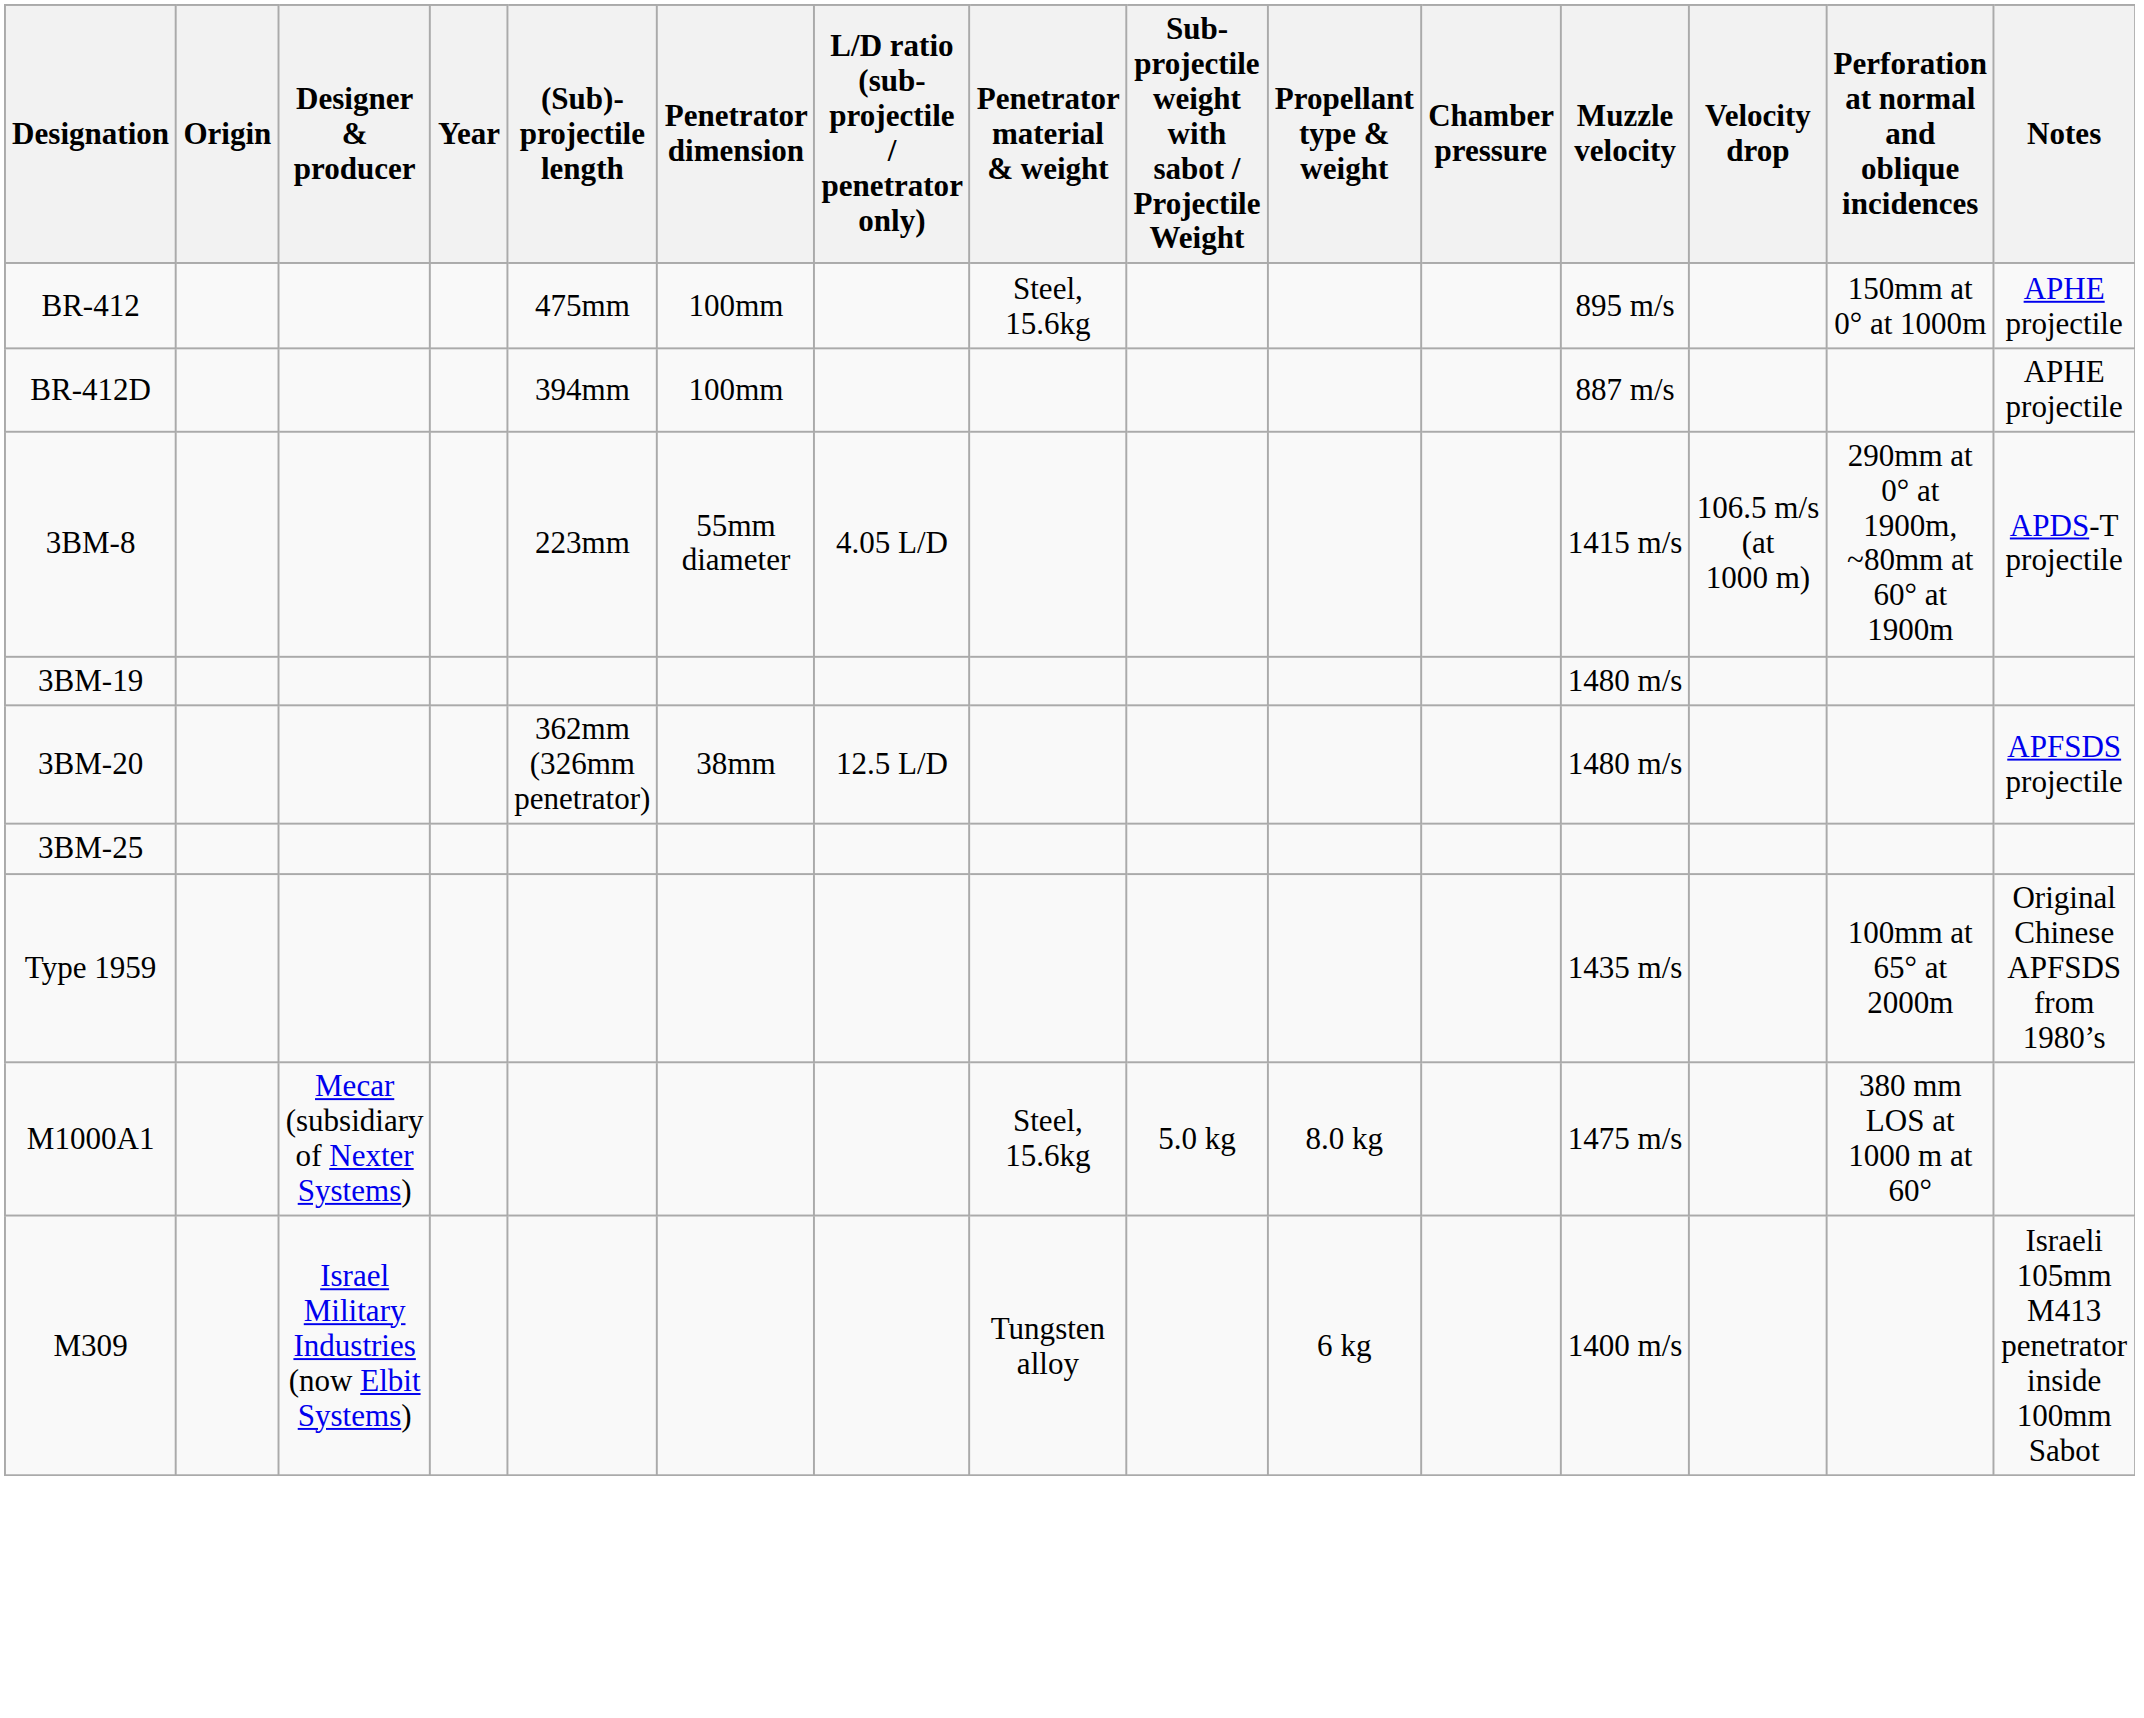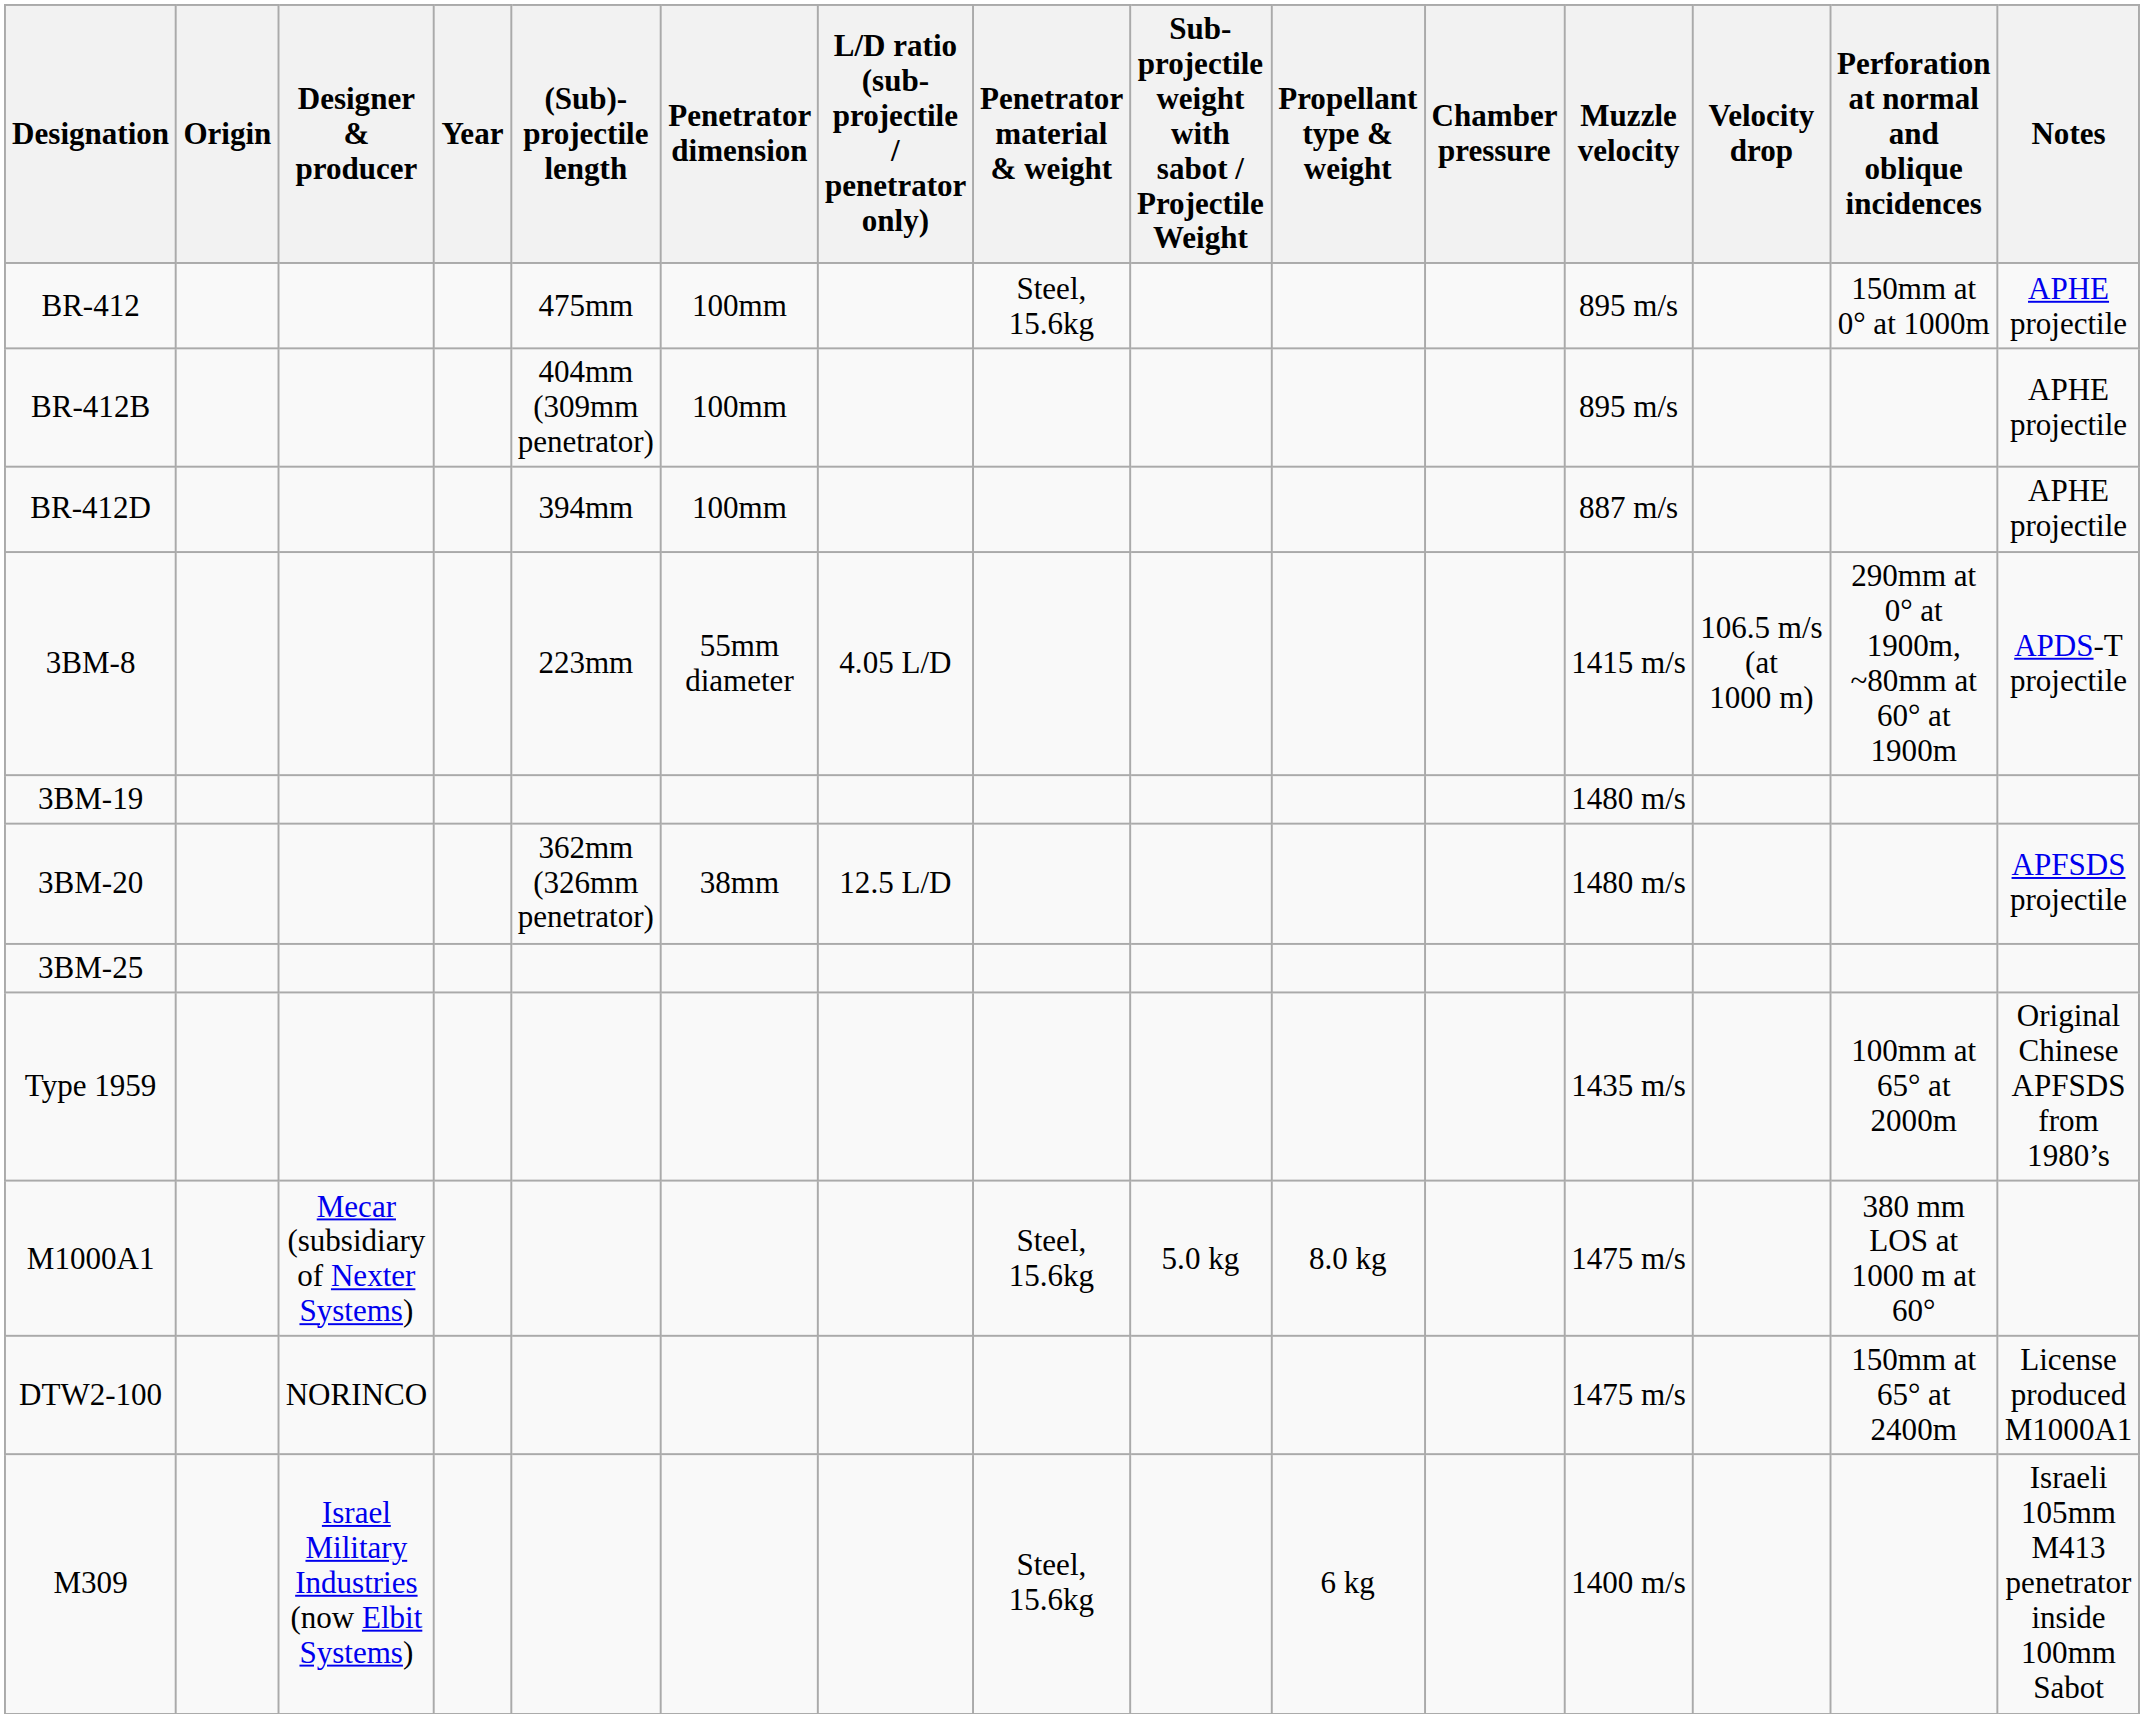+ row: (91, 406)
+ row: (91, 1394)
(1048, 1345) Tungsten alloy -> (1051, 1583) Steel, 15.6kg
